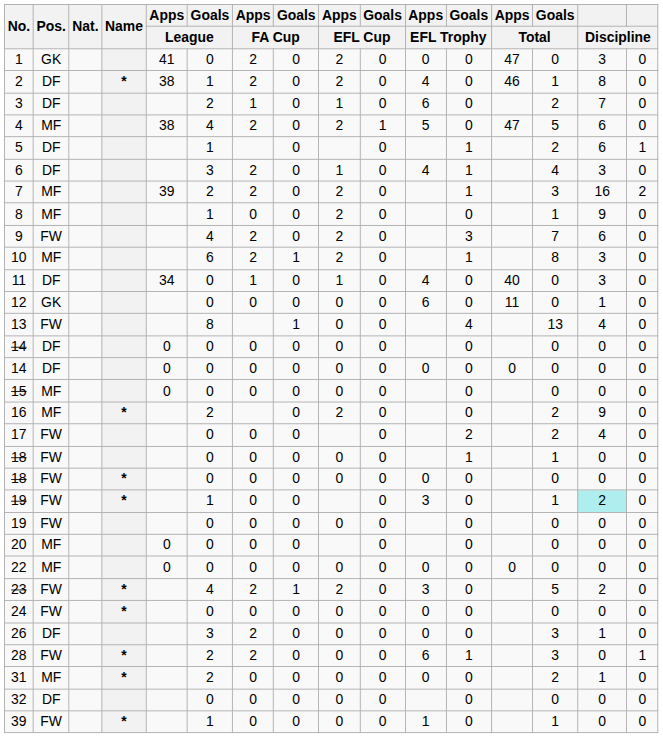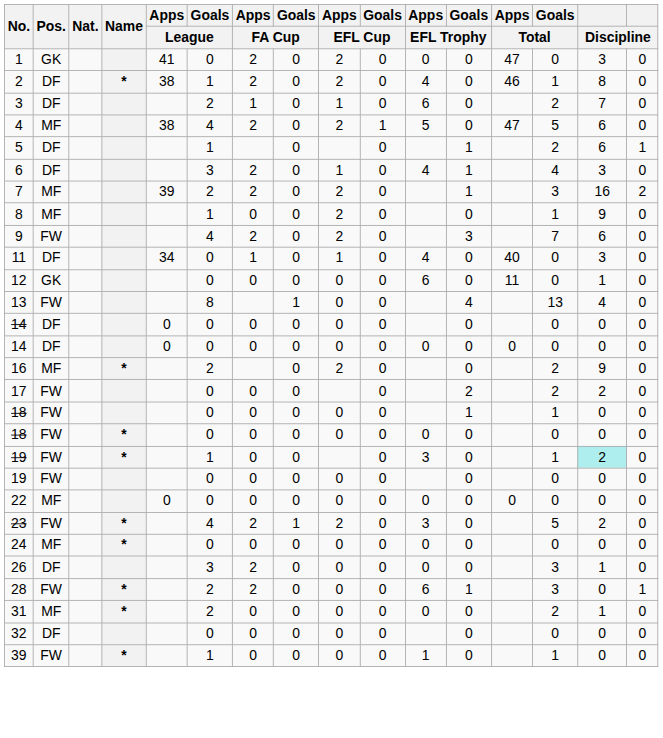- row: (19, 258)
- row: (19, 390)
(602, 434) 4 -> (602, 390) 2
- row: (19, 545)
(51, 611) FW -> (51, 545) MF
